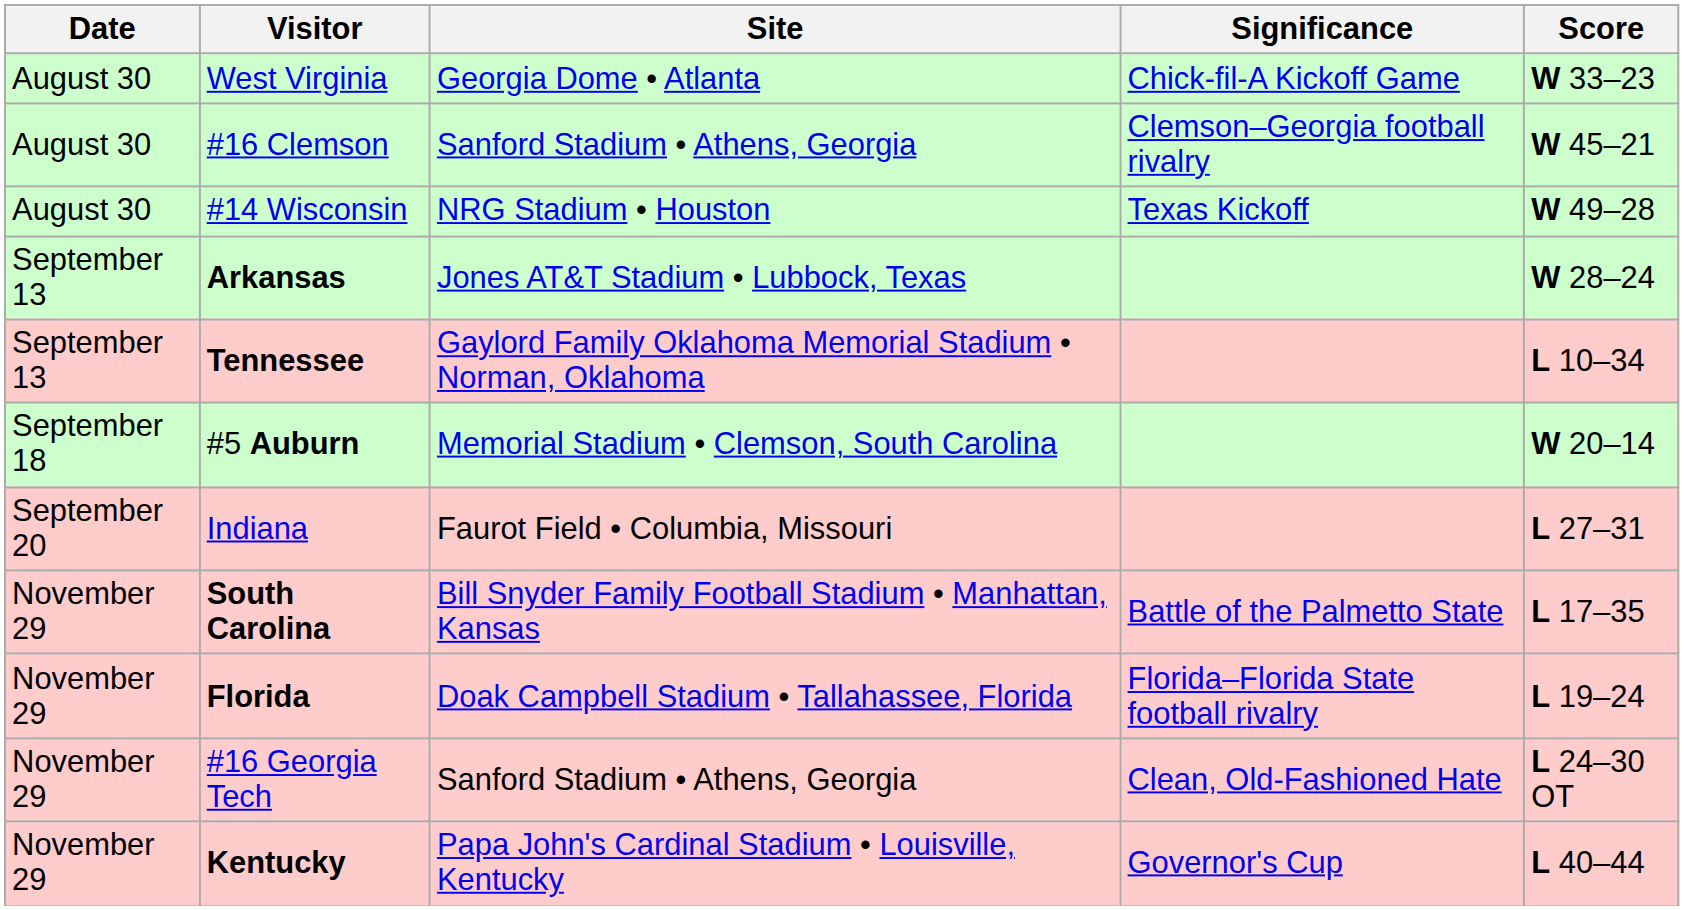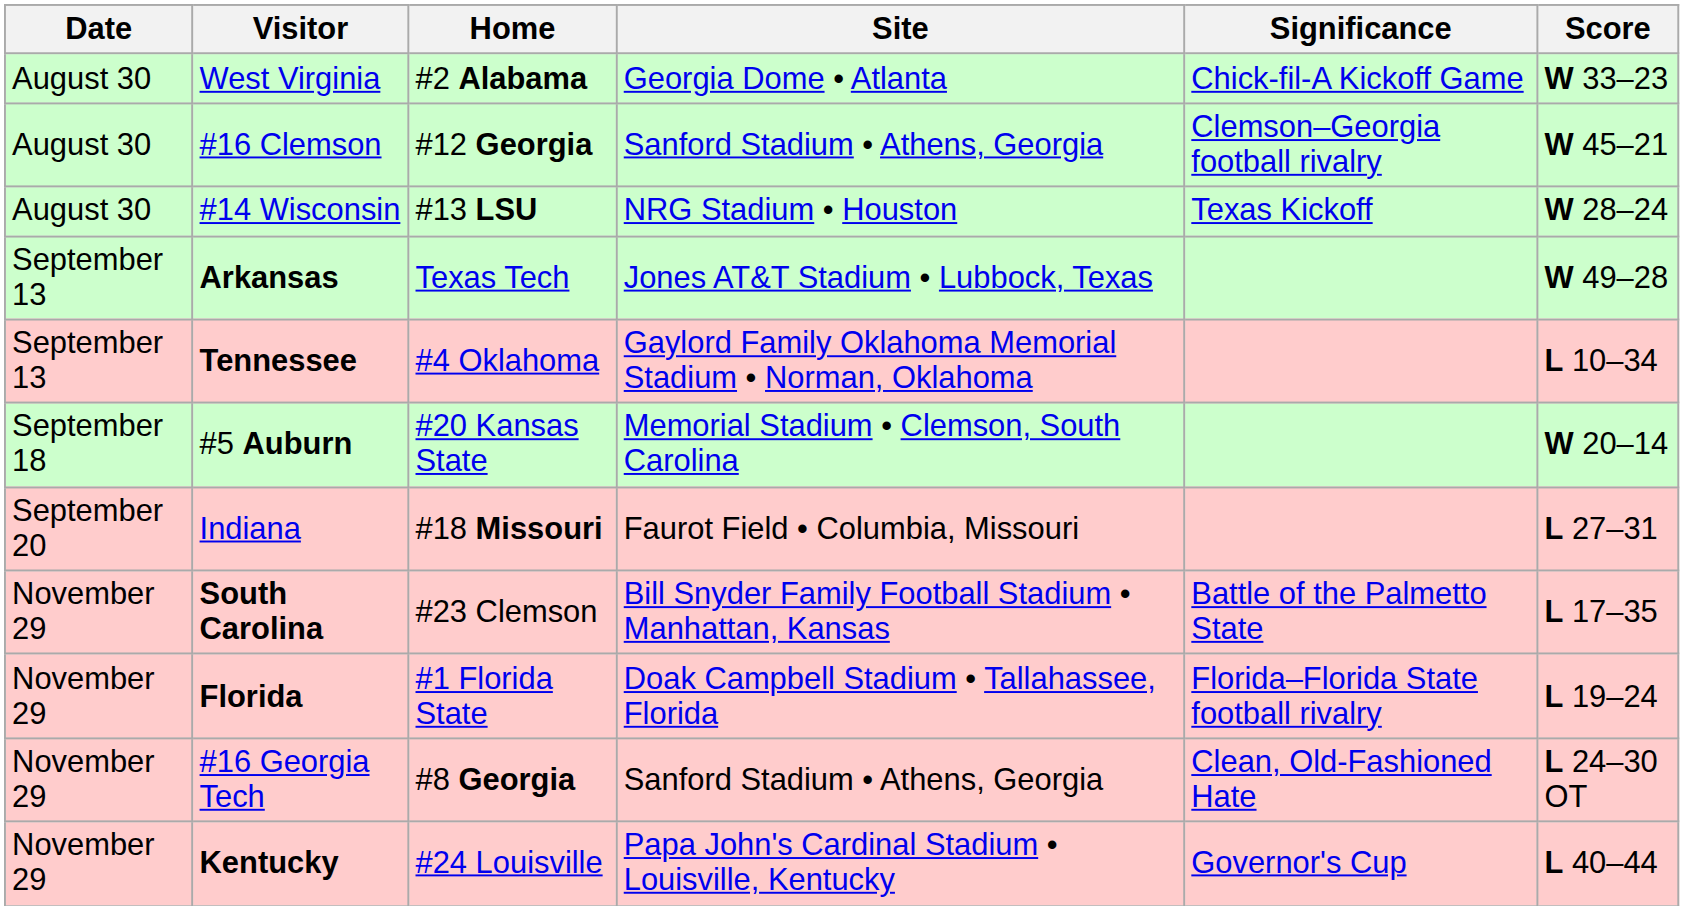+ column: (513, 28)
(1593, 210) W 49–28 -> (1606, 210) W 28–24
(1593, 276) W 28–24 -> (1606, 276) W 49–28
